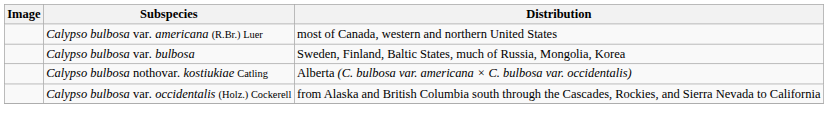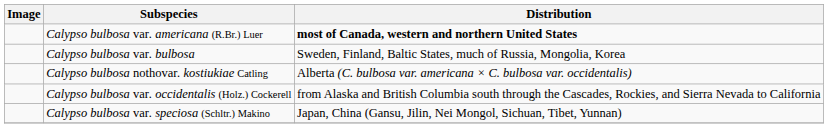(427, 34) normal -> (437, 34) bold
+ row: (158, 113)
